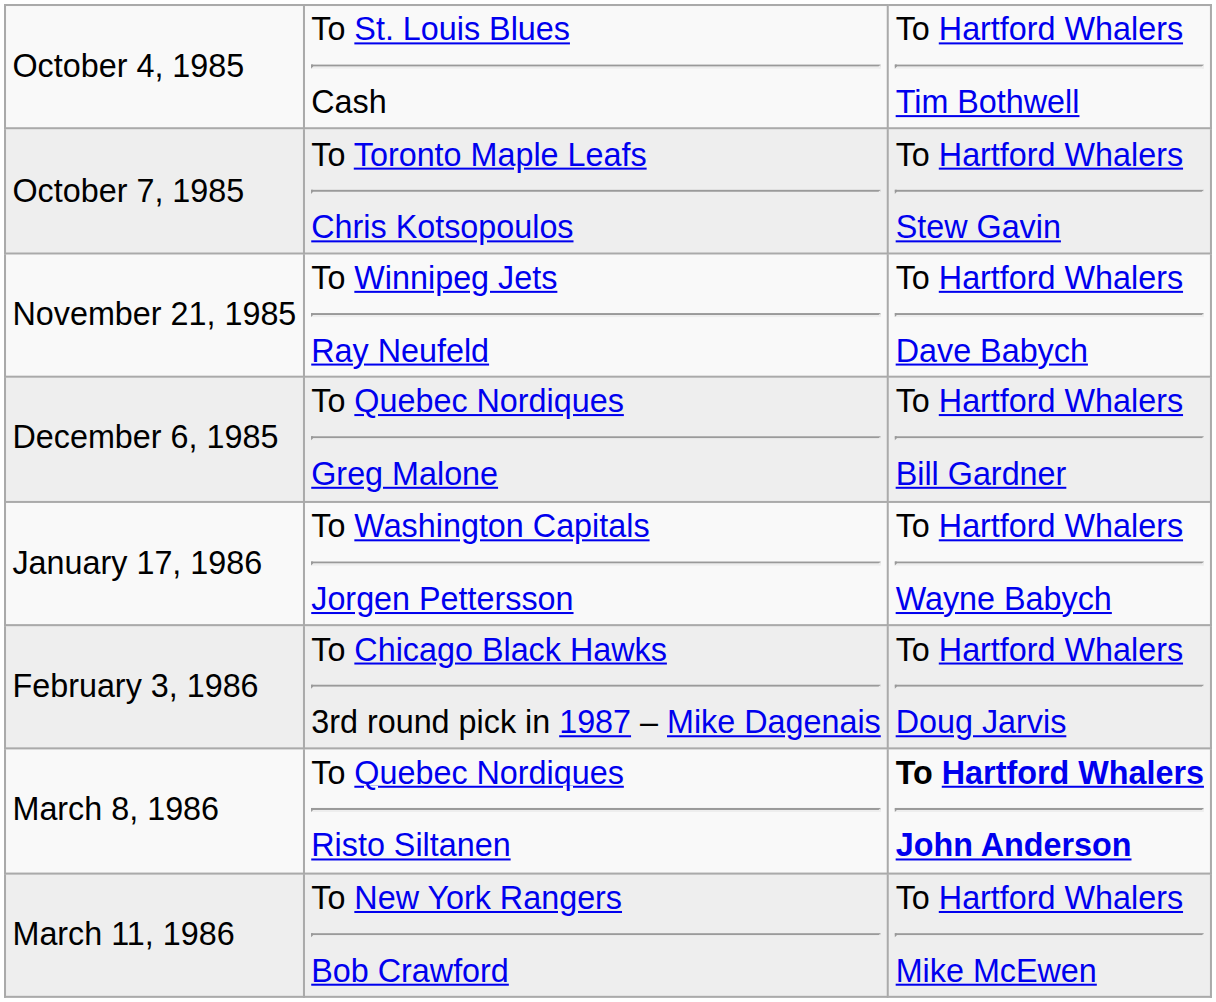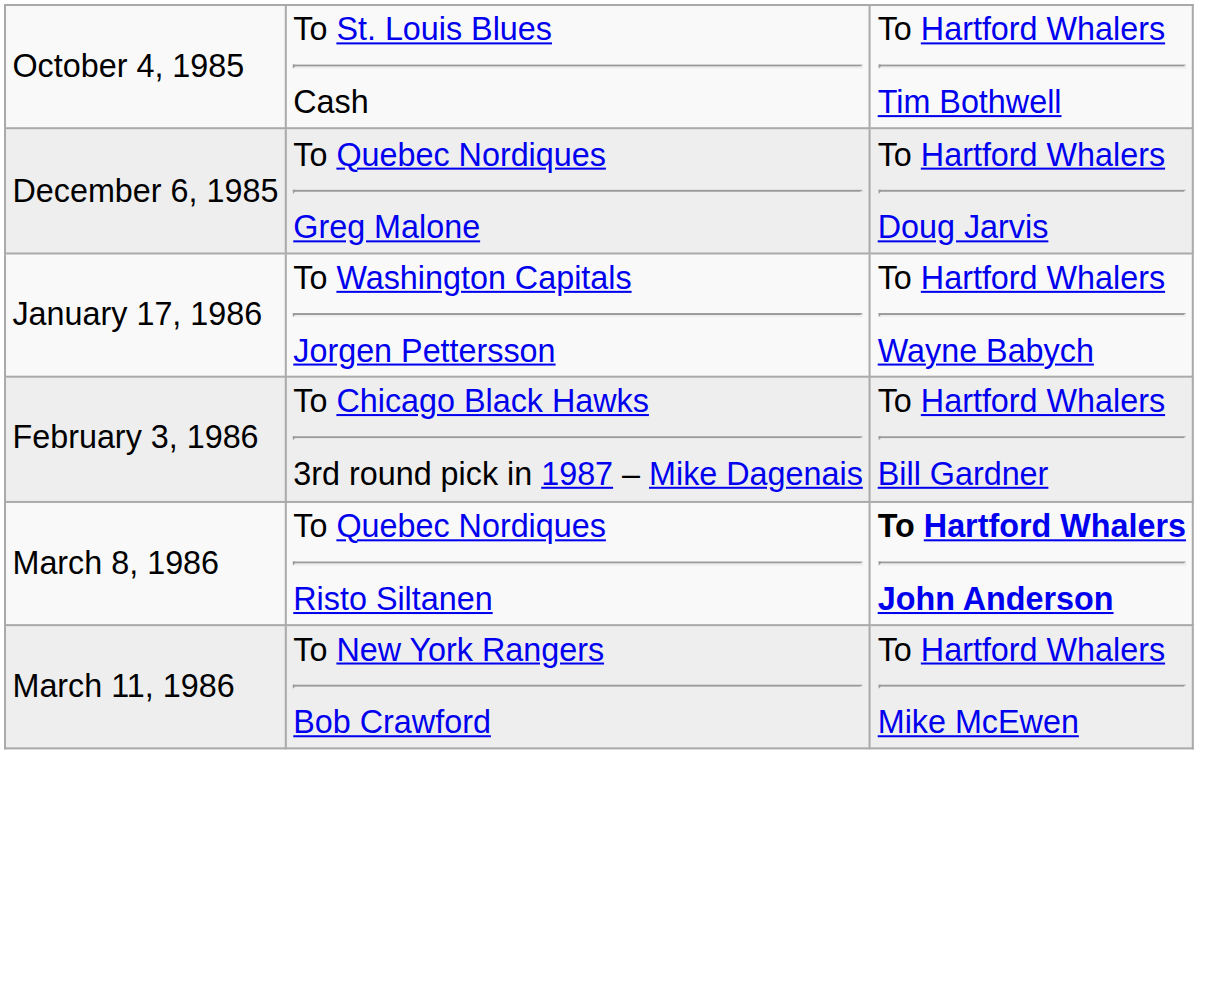- row: (128, 190)
- row: (154, 314)
(1050, 438) To Hartford Whalers Bill Gardner -> (1032, 190) To Hartford Whalers Doug Jarvis
(1050, 686) To Hartford Whalers Doug Jarvis -> (1032, 438) To Hartford Whalers Bill Gardner
